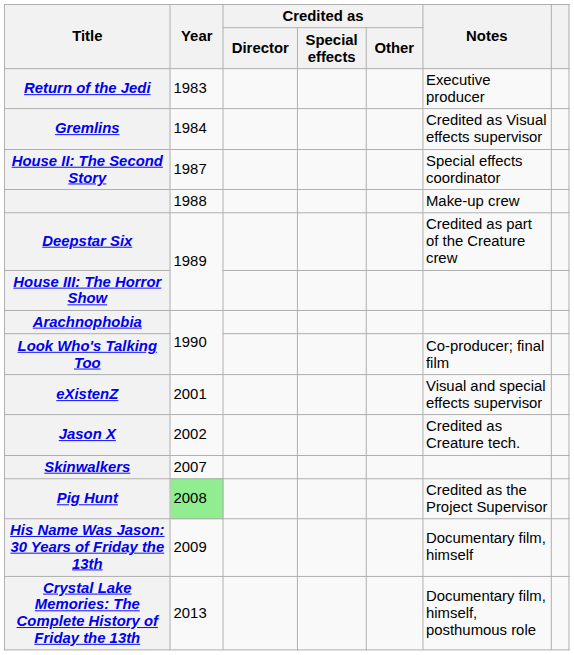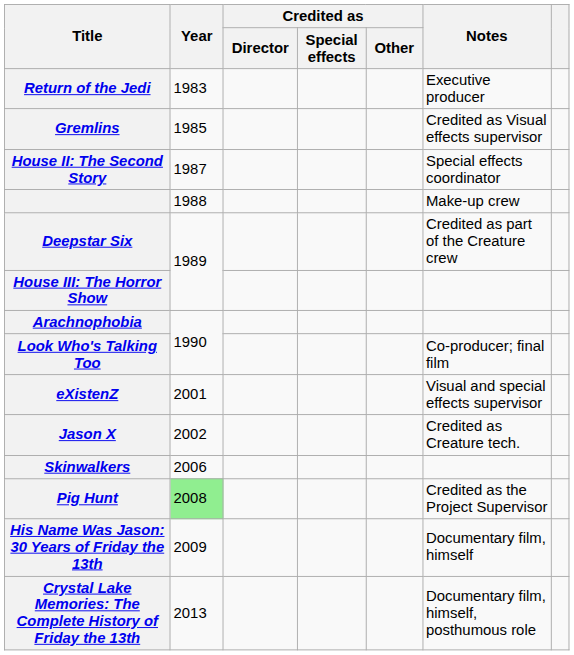(190, 128) 1984 -> (190, 128) 1985
(190, 466) 2007 -> (190, 466) 2006
